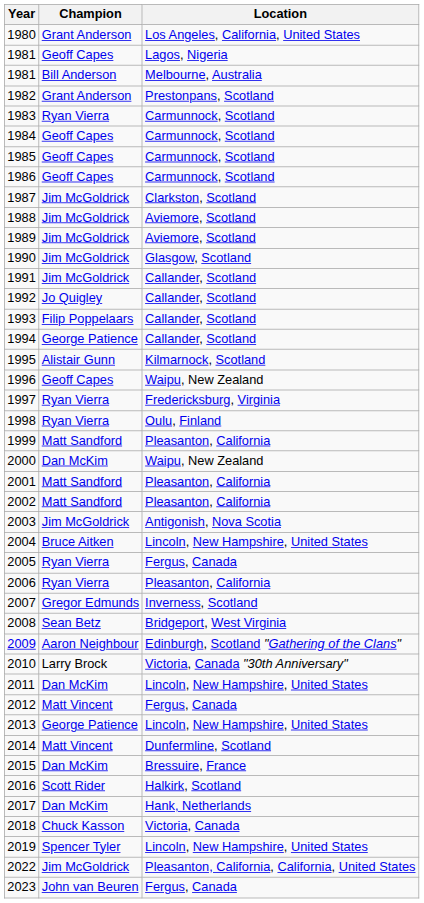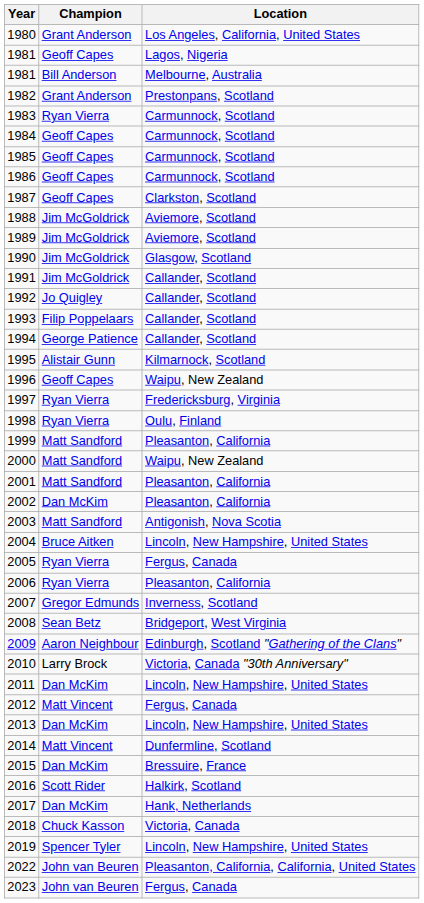(85, 197) Jim McGoldrick -> (78, 197) Geoff Capes
(75, 461) Dan McKim -> (82, 461) Matt Sandford
(82, 501) Matt Sandford -> (75, 501) Dan McKim
(85, 522) Jim McGoldrick -> (82, 522) Matt Sandford
(90, 725) George Patience -> (75, 725) Dan McKim
(85, 867) Jim McGoldrick -> (90, 867) John van Beuren
